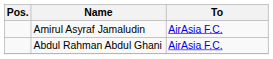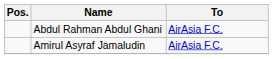rows swapped: (98, 45) <-> (89, 29)
